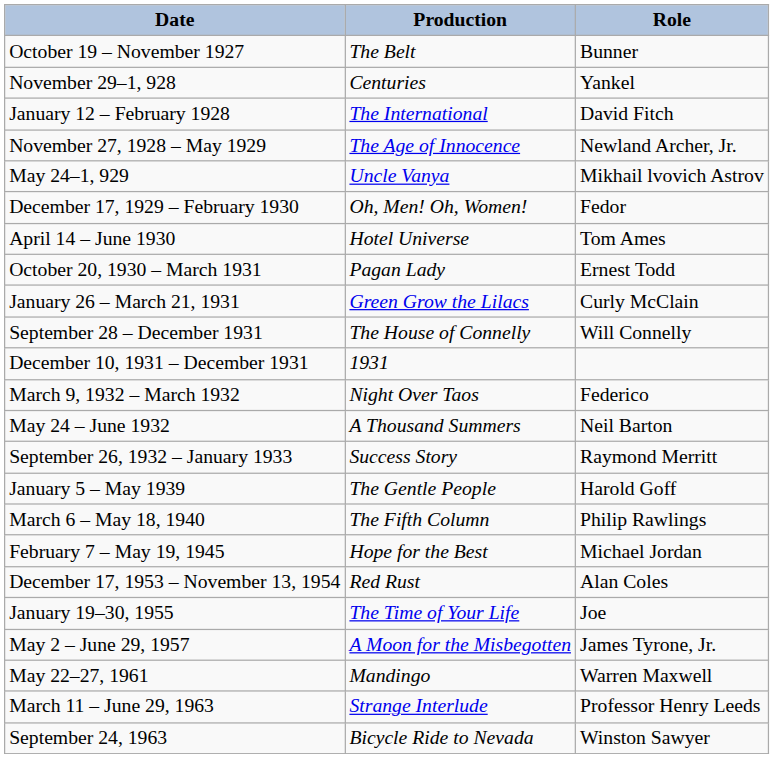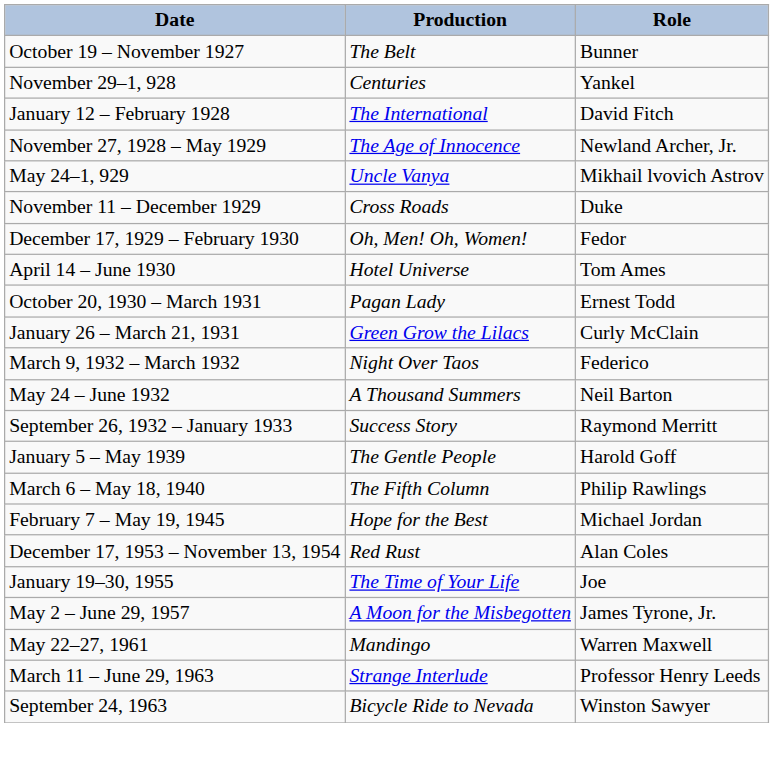+ row: (135, 207)
- row: (136, 332)
- row: (159, 363)
